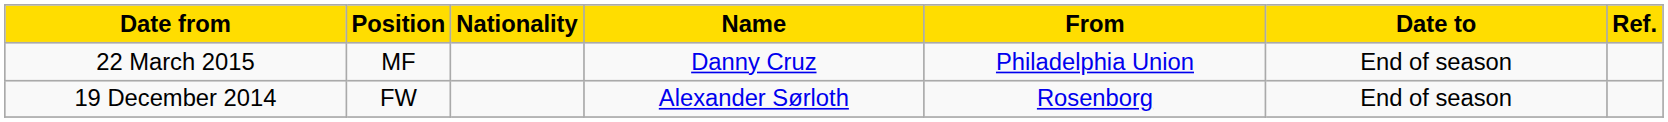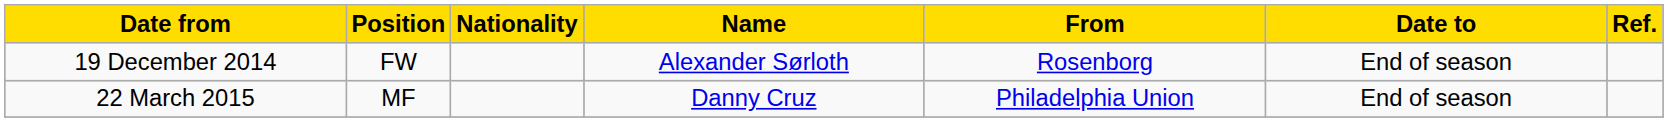rows swapped: (175, 99) <-> (175, 62)
